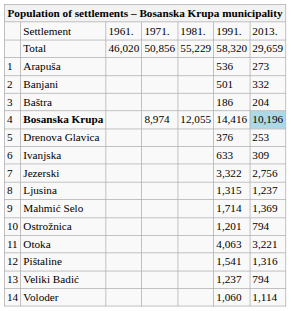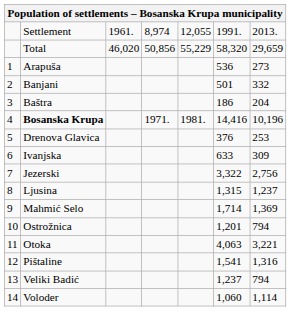(157, 31) 1971. -> (157, 31) 8,974
(193, 31) 1981. -> (196, 31) 12,055
(157, 119) 8,974 -> (157, 119) 1971.
(196, 119) 12,055 -> (193, 119) 1981.
(268, 119) lightblue background -> (268, 119) no background
